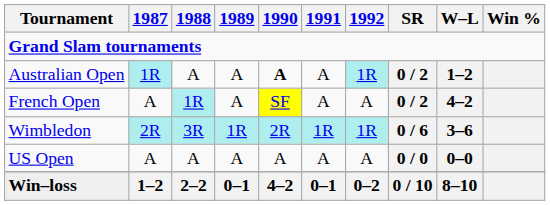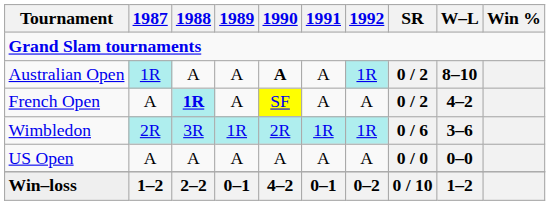(460, 74) 1–2 -> (460, 74) 8–10
(193, 102) normal -> (193, 102) bold
(460, 185) 8–10 -> (460, 185) 1–2
